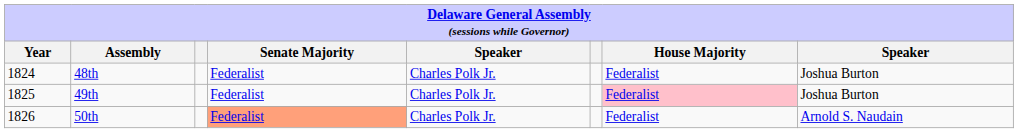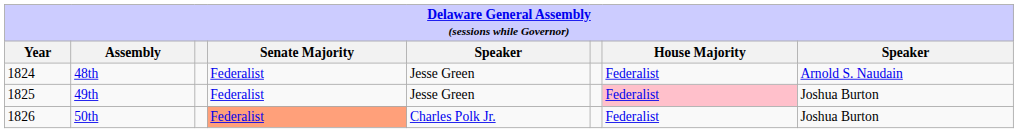(453, 73) Charles Polk Jr. -> (442, 73) Jesse Green
(840, 73) Joshua Burton -> (852, 73) Arnold S. Naudain
(453, 95) Charles Polk Jr. -> (442, 95) Jesse Green
(852, 116) Arnold S. Naudain -> (840, 116) Joshua Burton
